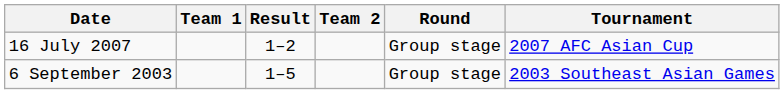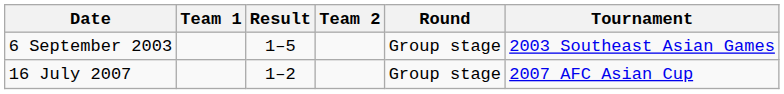rows swapped: (90, 74) <-> (70, 46)
